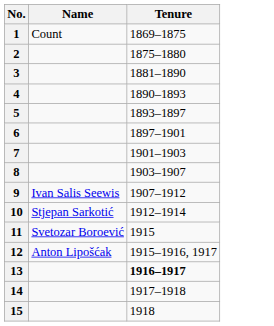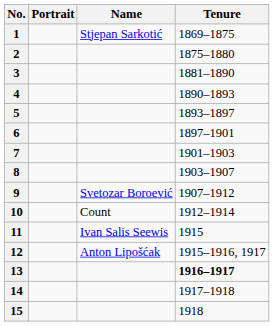+ column: (53, 14)
(47, 34) Count -> (121, 34) Stjepan Sarkotić
(75, 192) Ivan Salis Seewis -> (126, 192) Svetozar Boroević
(72, 212) Stjepan Sarkotić -> (95, 212) Count
(78, 232) Svetozar Boroević -> (124, 232) Ivan Salis Seewis
